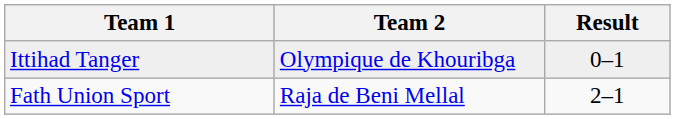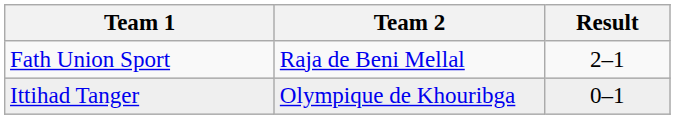rows swapped: (90, 95) <-> (75, 59)
